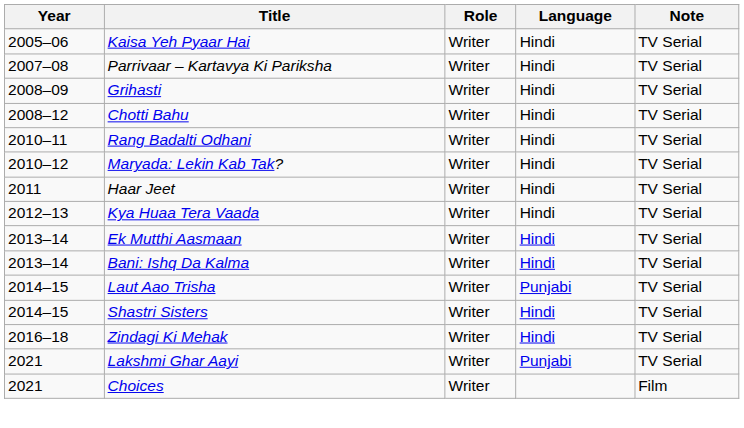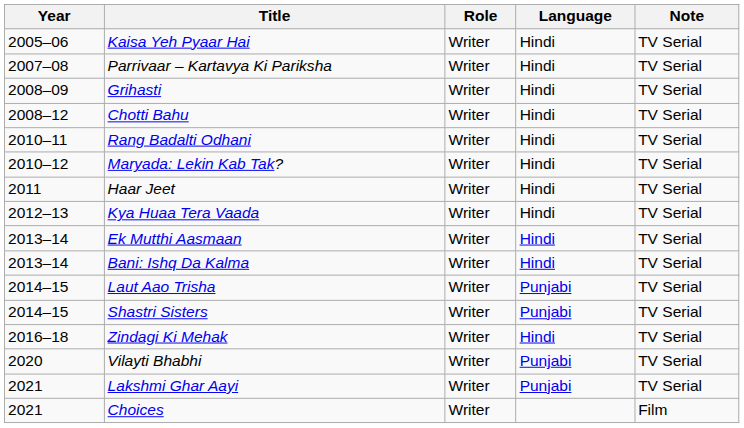(537, 312) Hindi -> (546, 312) Punjabi
+ row: (155, 361)
